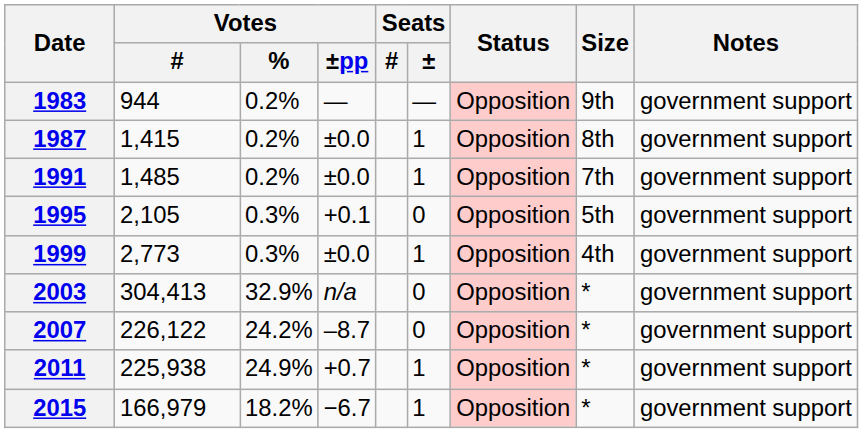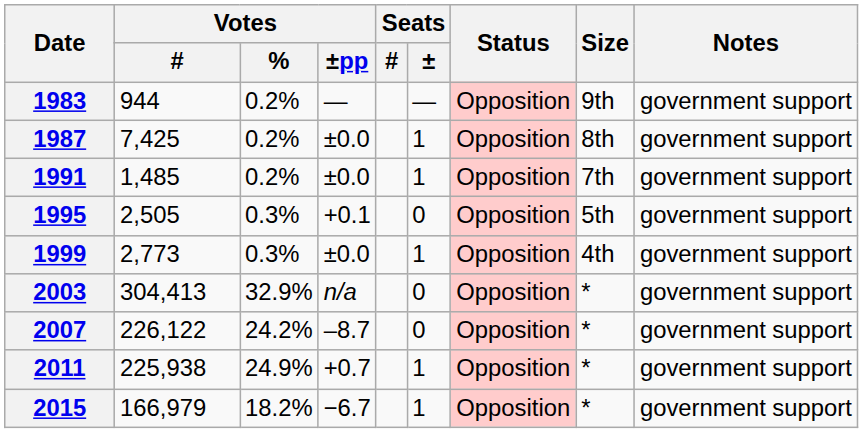(150, 138) 1,415 -> (150, 138) 7,425
(150, 215) 2,105 -> (150, 215) 2,505
